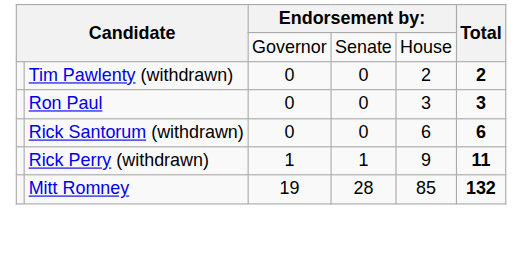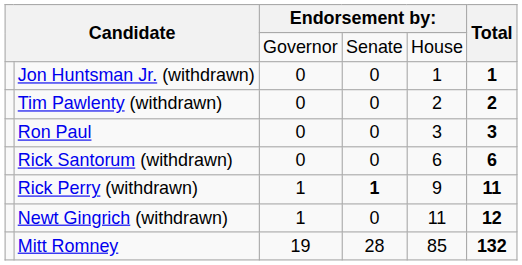+ row: (136, 75)
(363, 160) normal -> (374, 189) bold
+ row: (123, 217)
